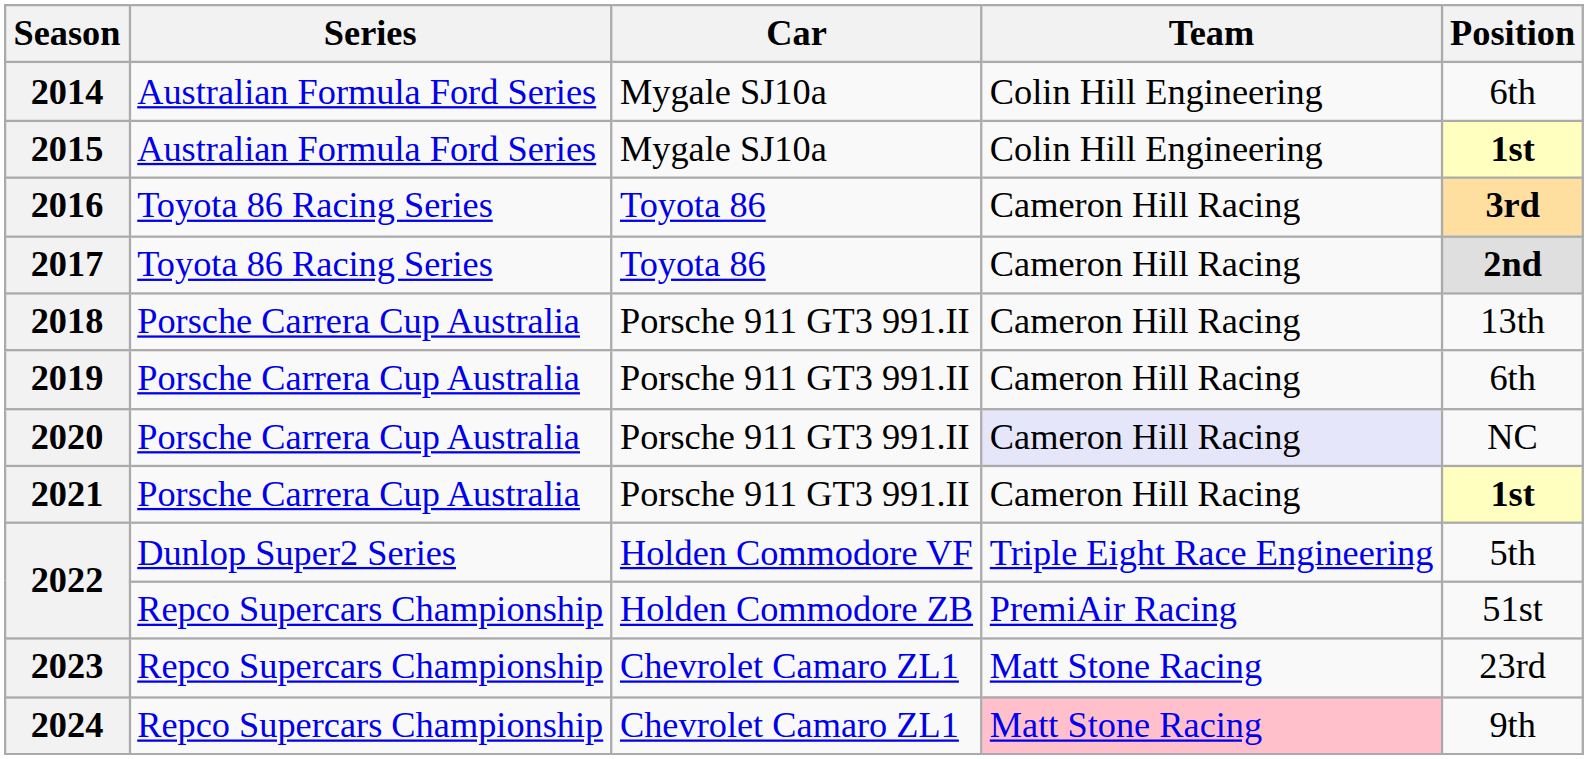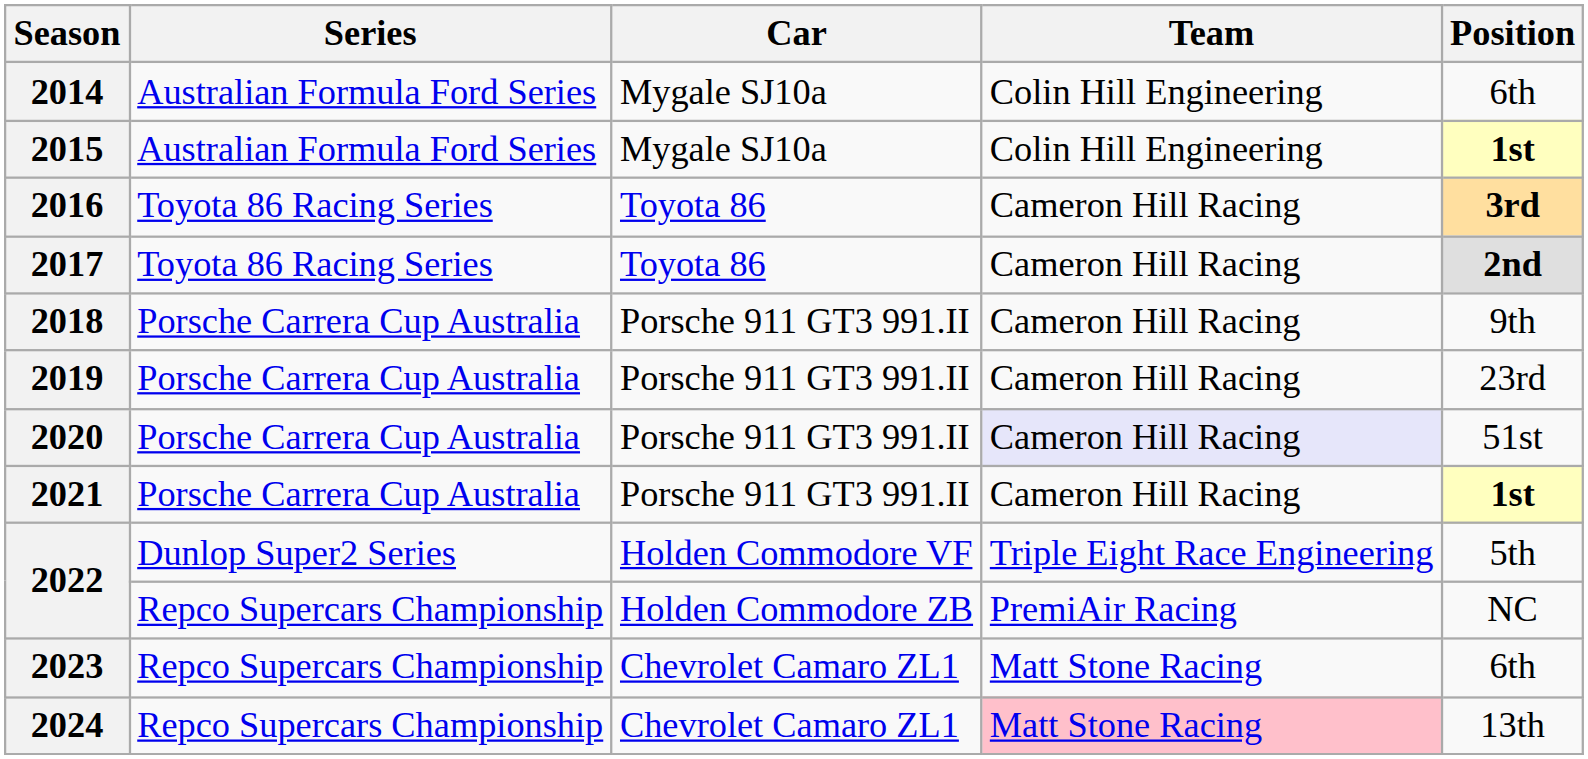(1513, 321) 13th -> (1513, 321) 9th
(1513, 378) 6th -> (1513, 378) 23rd
(1513, 436) NC -> (1513, 436) 51st
(1513, 609) 51st -> (1513, 609) NC
(1513, 666) 23rd -> (1513, 666) 6th
(1513, 724) 9th -> (1513, 724) 13th
